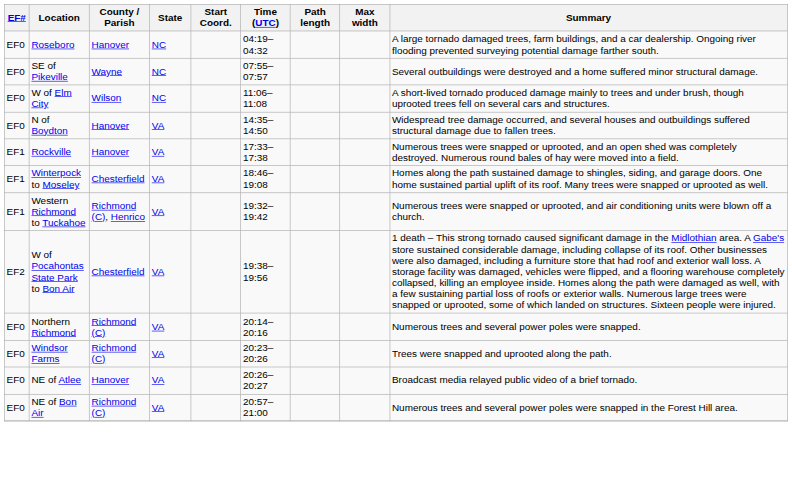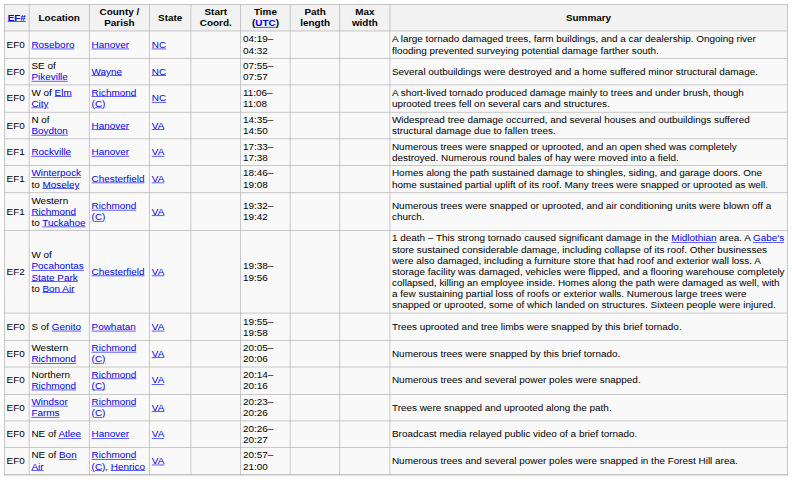(106, 98) Wilson -> (114, 98) Richmond (C)
(118, 211) Richmond (C), Henrico -> (114, 211) Richmond (C)
+ row: (56, 326)
+ row: (54, 353)
(114, 407) Richmond (C) -> (118, 461) Richmond (C), Henrico
